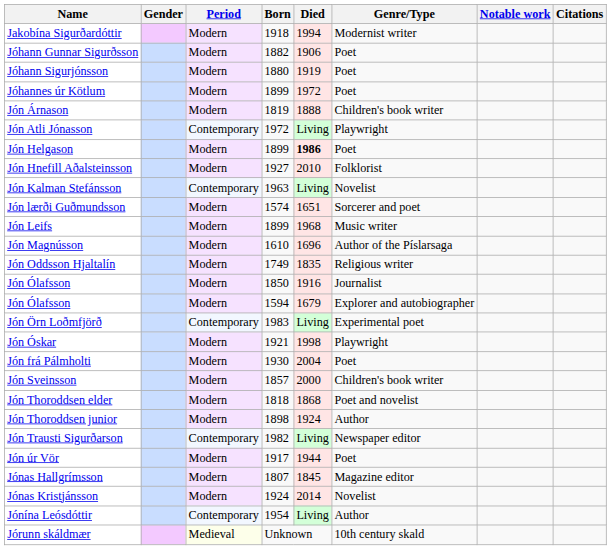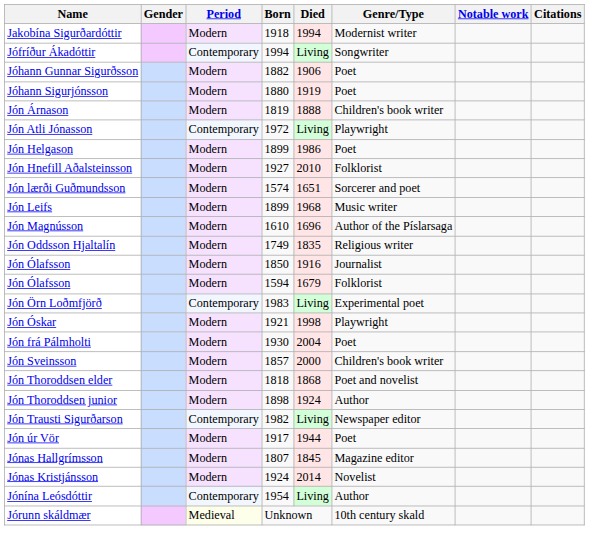+ row: (51, 52)
- row: (56, 91)
(309, 149) bold -> (309, 149) normal
- row: (64, 187)
(404, 303) Explorer and autobiographer -> (358, 284) Folklorist
